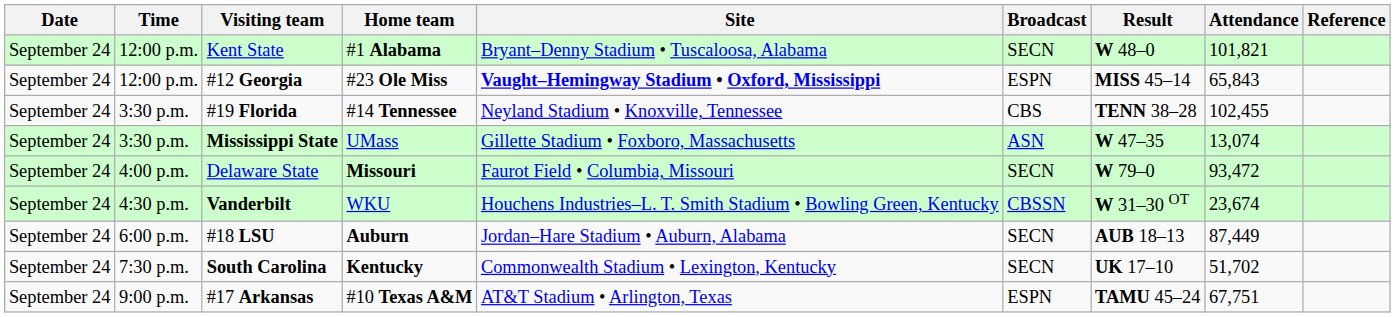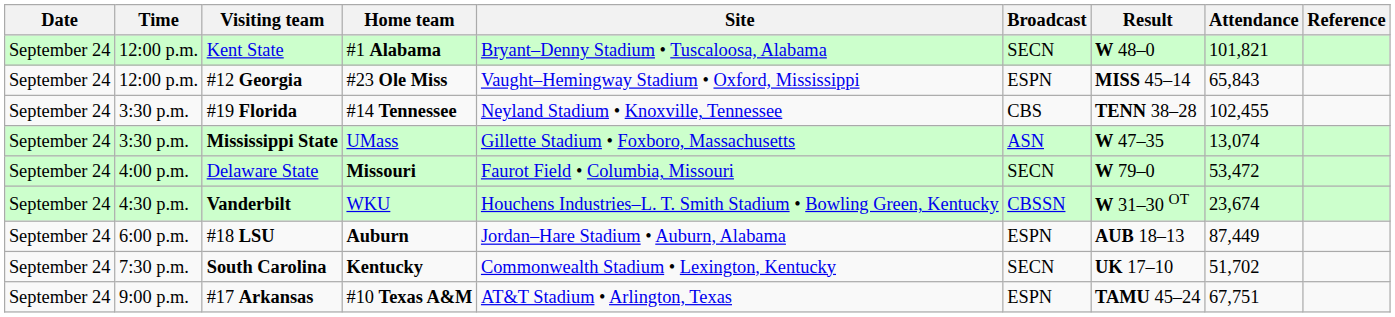(681, 80) bold -> (670, 80) normal
(1234, 171) 93,472 -> (1234, 171) 53,472
(1031, 235) SECN -> (1030, 235) ESPN
